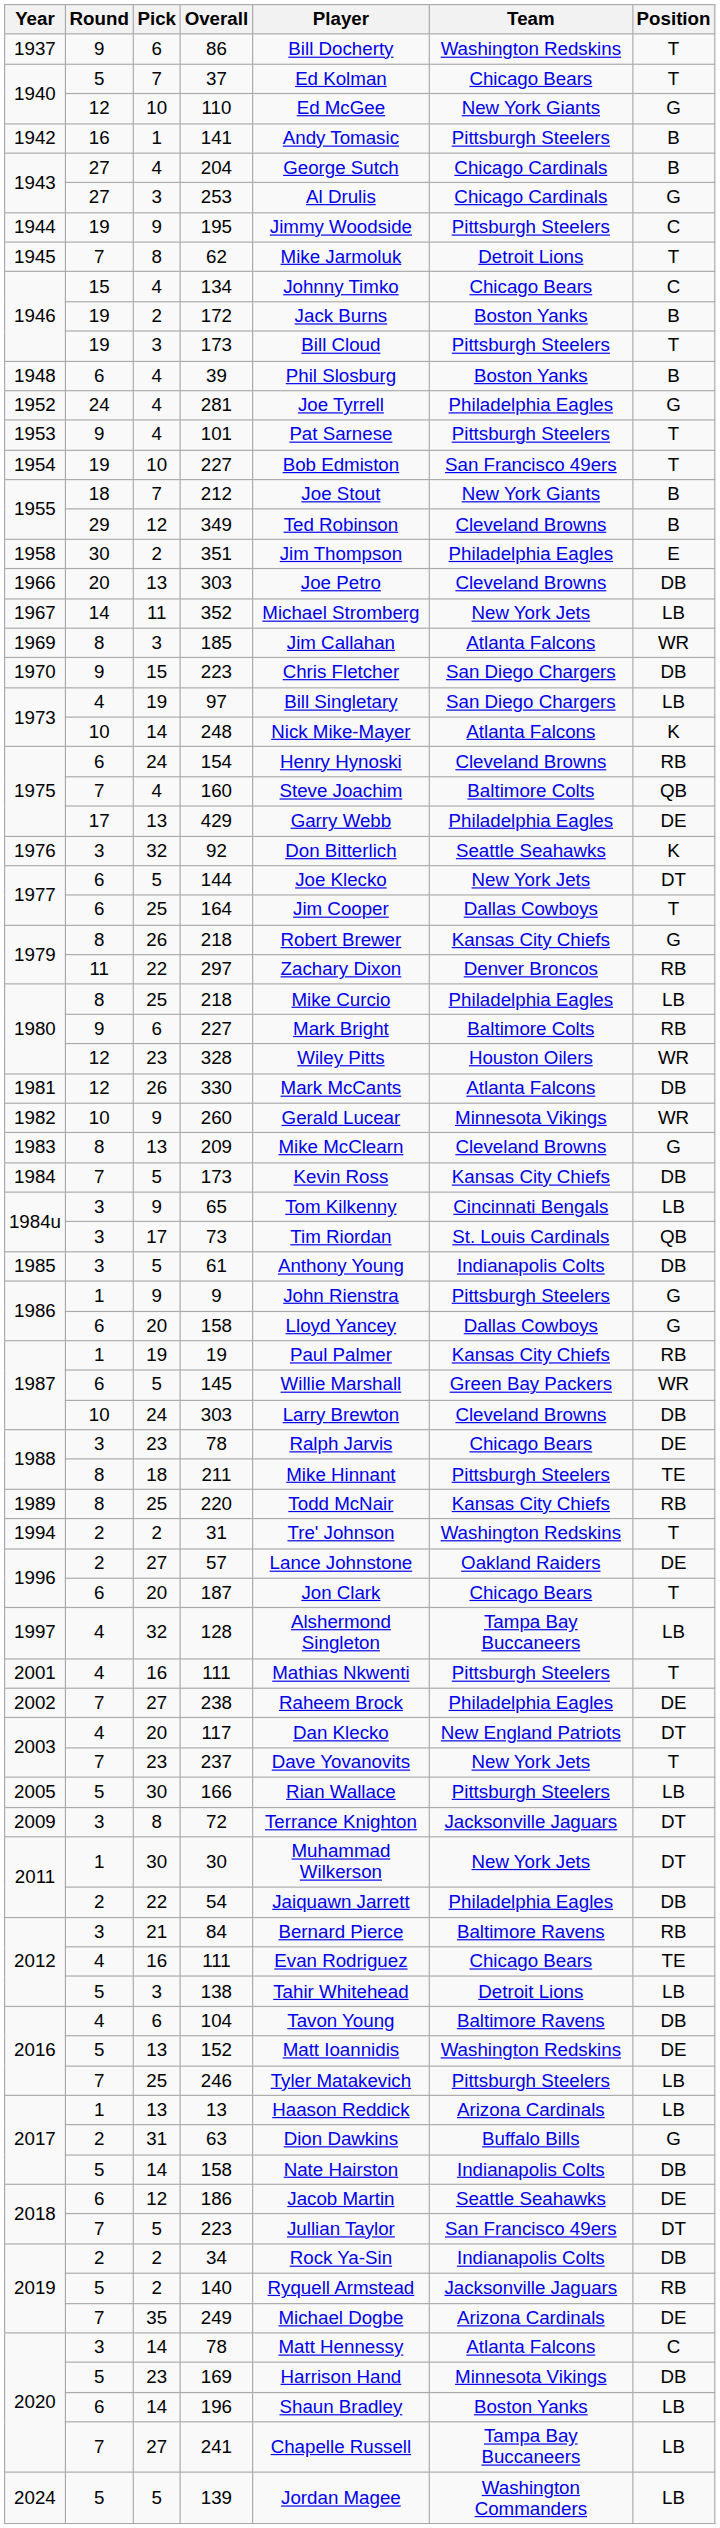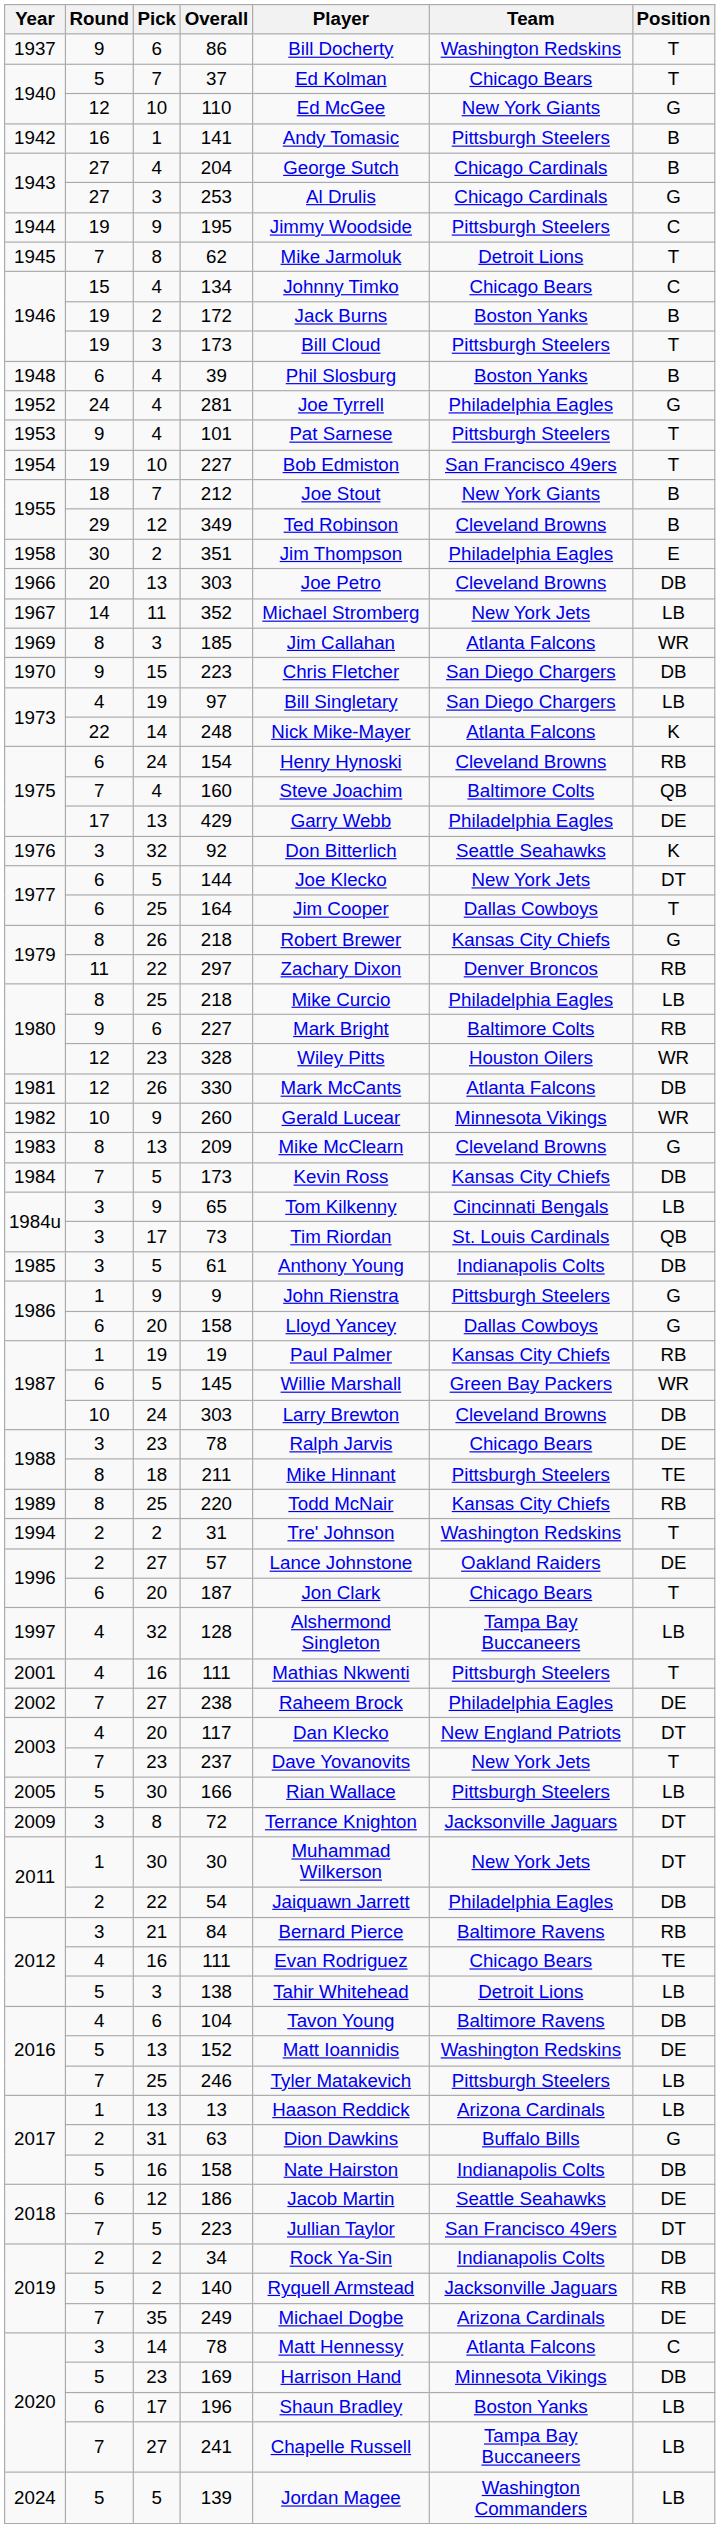(99, 731) 10 -> (99, 731) 22
(157, 2169) 14 -> (157, 2169) 16
(157, 2406) 14 -> (157, 2406) 17
